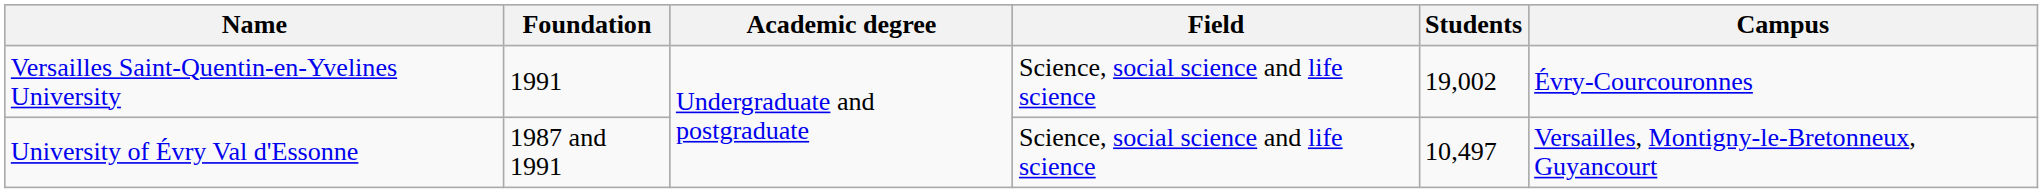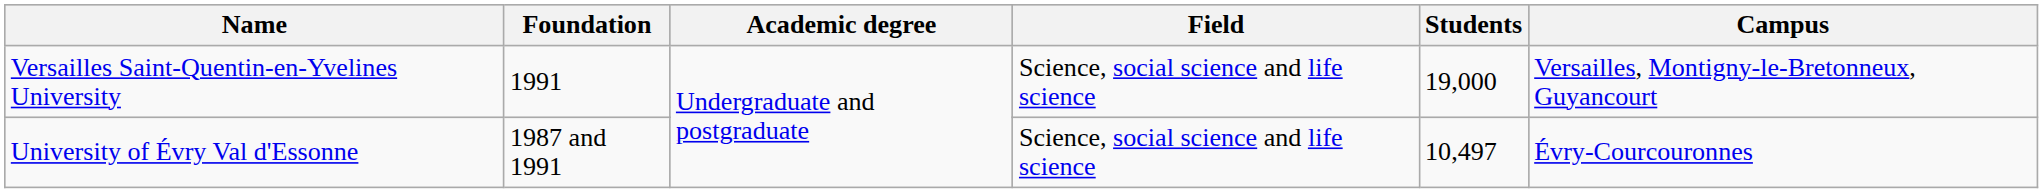(1461, 81) 19,002 -> (1461, 81) 19,000
(1644, 81) Évry-Courcouronnes -> (1725, 81) Versailles, Montigny-le-Bretonneux, Guyancourt
(1725, 151) Versailles, Montigny-le-Bretonneux, Guyancourt -> (1644, 151) Évry-Courcouronnes
